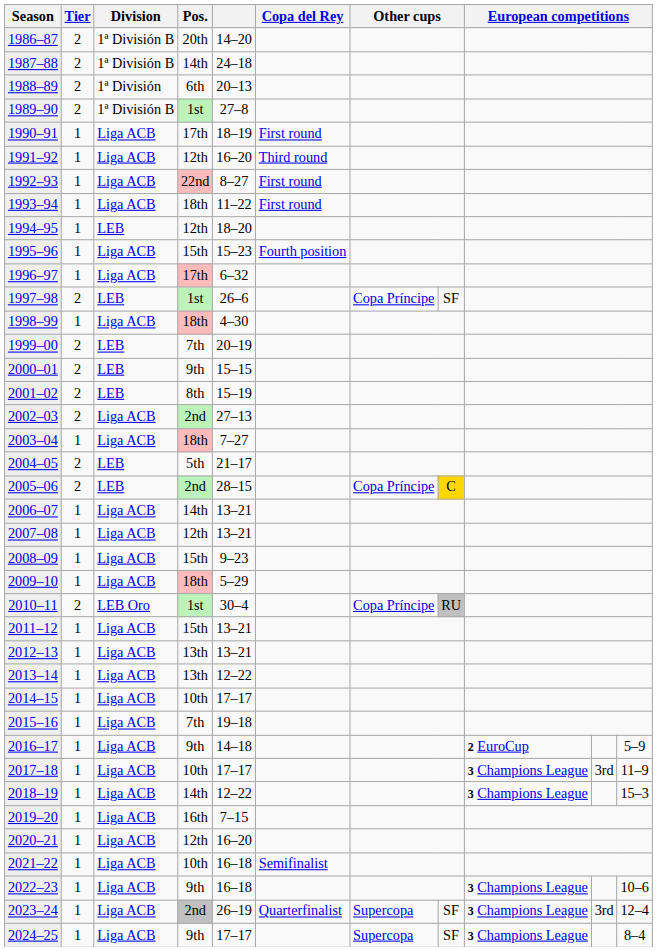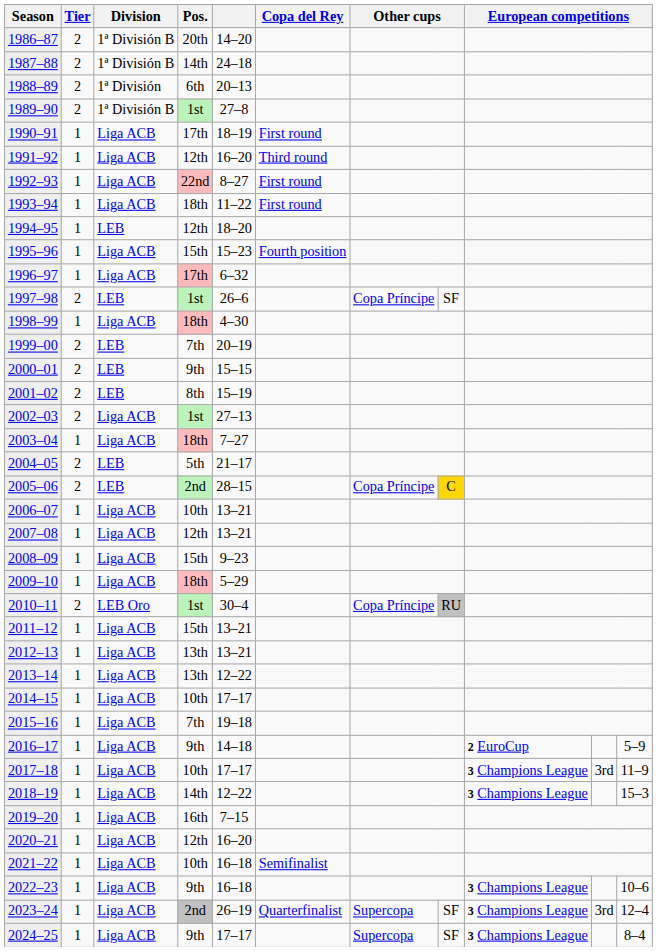(195, 416) 2nd -> (195, 416) 1st
(195, 510) 14th -> (195, 510) 10th
